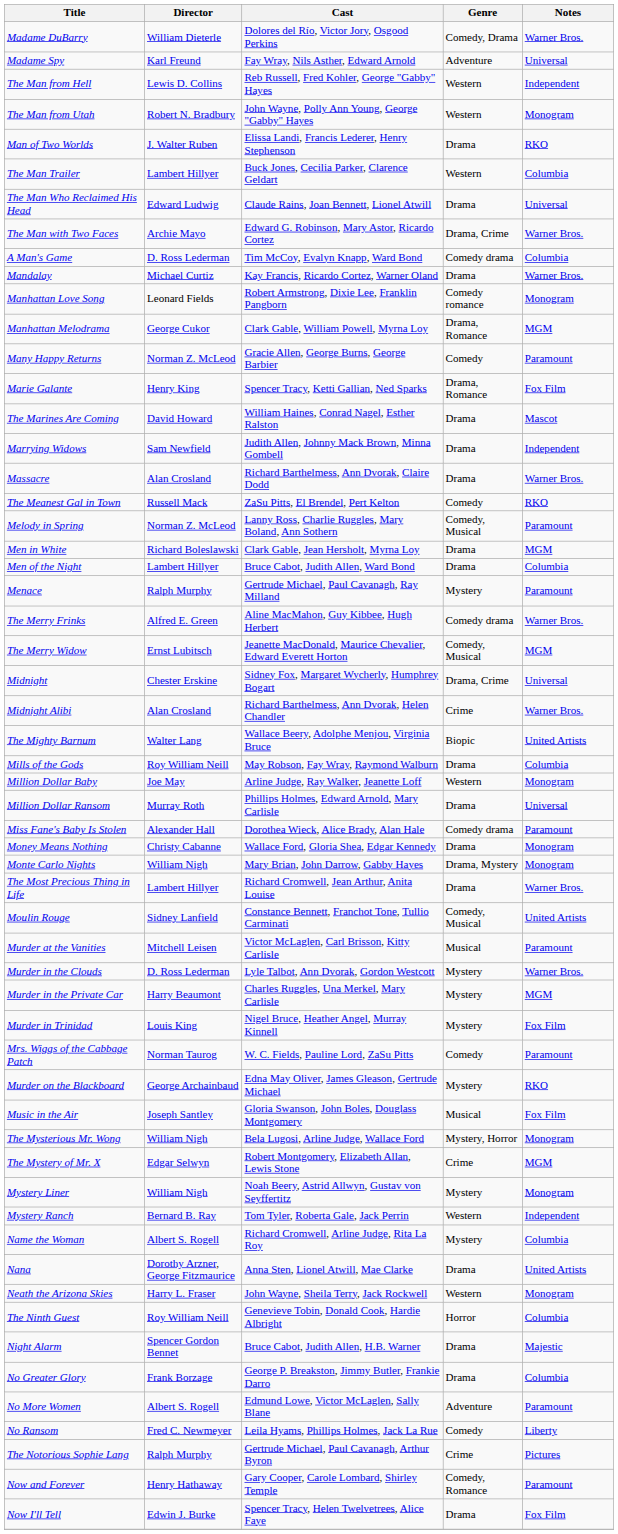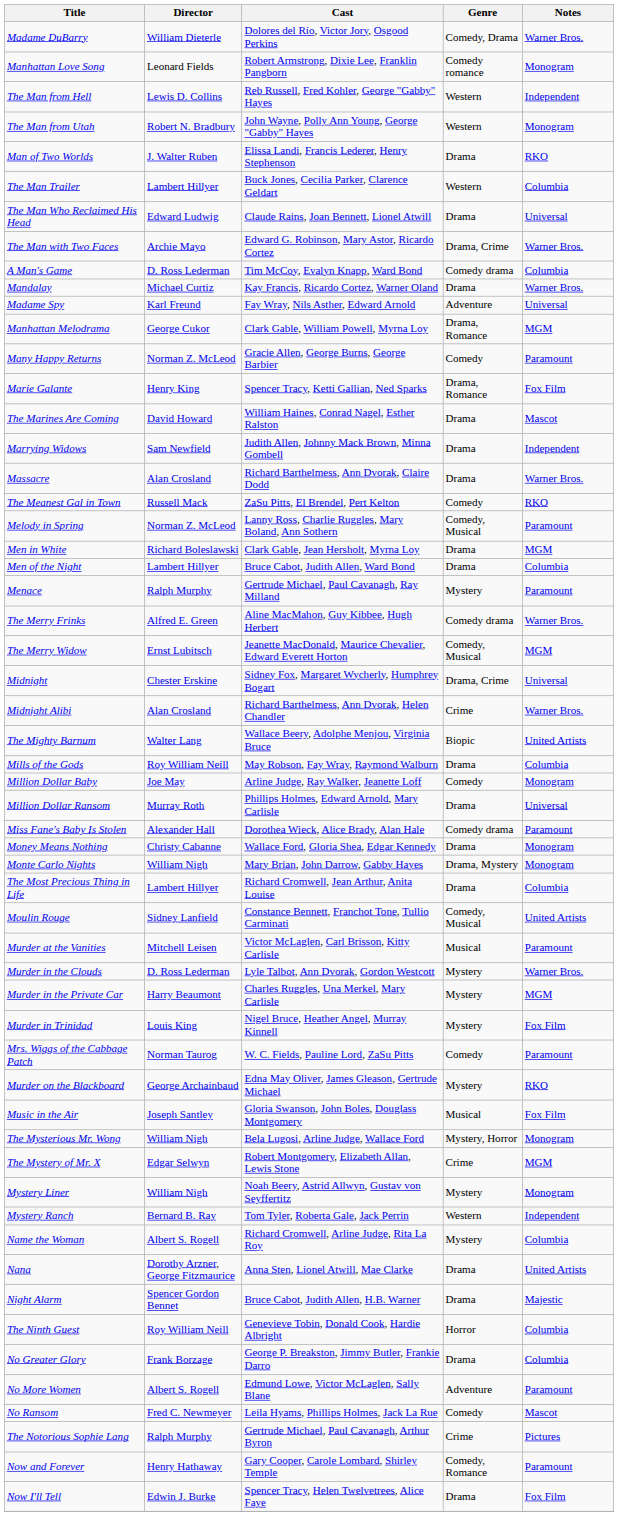rows swapped: (36, 60) <-> (56, 299)
(463, 781) Western -> (464, 781) Comedy
(554, 888) Warner Bros. -> (547, 888) Columbia
- row: (60, 1293)
rows swapped: (34, 1347) <-> (43, 1317)
(541, 1430) Liberty -> (541, 1413) Mascot
